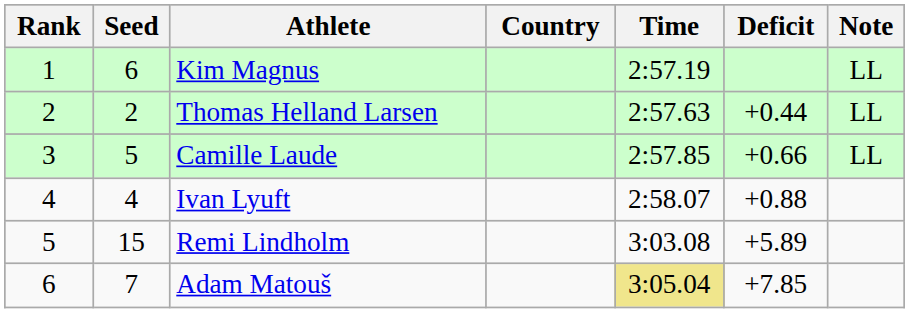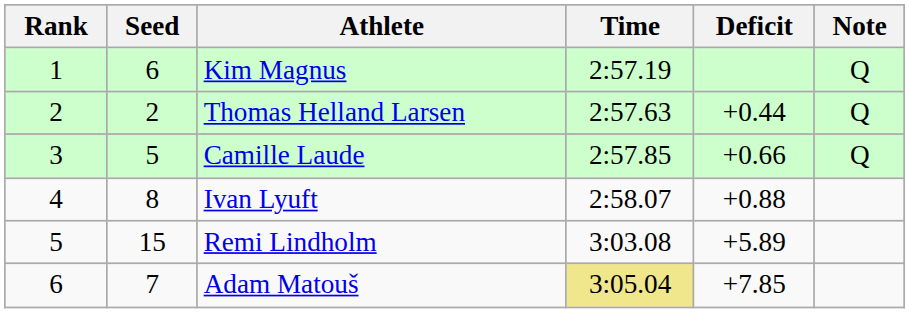- column: (550, 26)
(866, 69) LL -> (860, 69) Q
(866, 112) LL -> (860, 112) Q
(866, 155) LL -> (860, 155) Q
(131, 198) 4 -> (152, 198) 8
